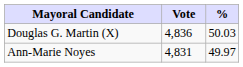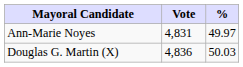rows swapped: (63, 33) <-> (51, 52)
